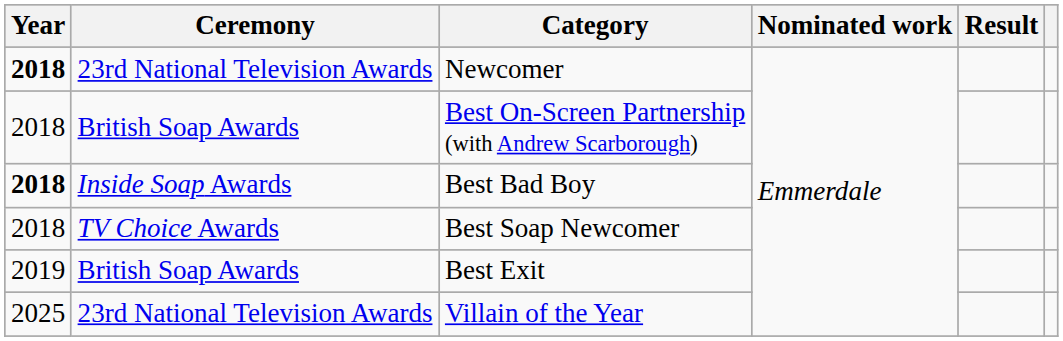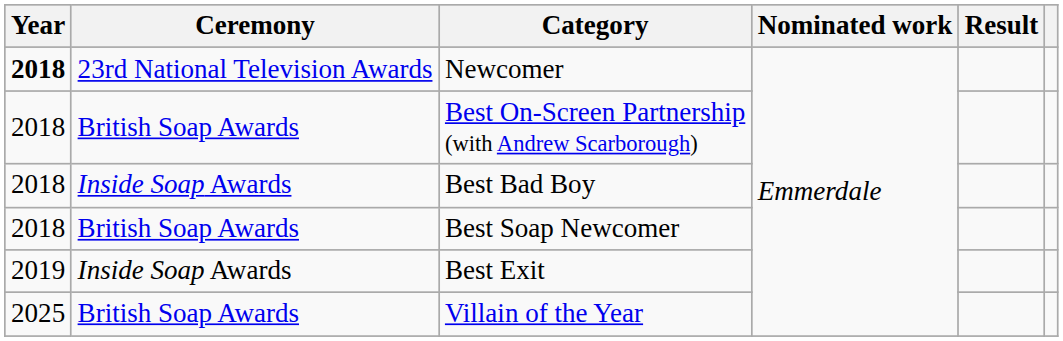(38, 185) bold -> (38, 185) normal
(178, 227) TV Choice Awards -> (188, 227) British Soap Awards
(188, 270) British Soap Awards -> (185, 270) Inside Soap Awards
(255, 313) 23rd National Television Awards -> (188, 313) British Soap Awards
